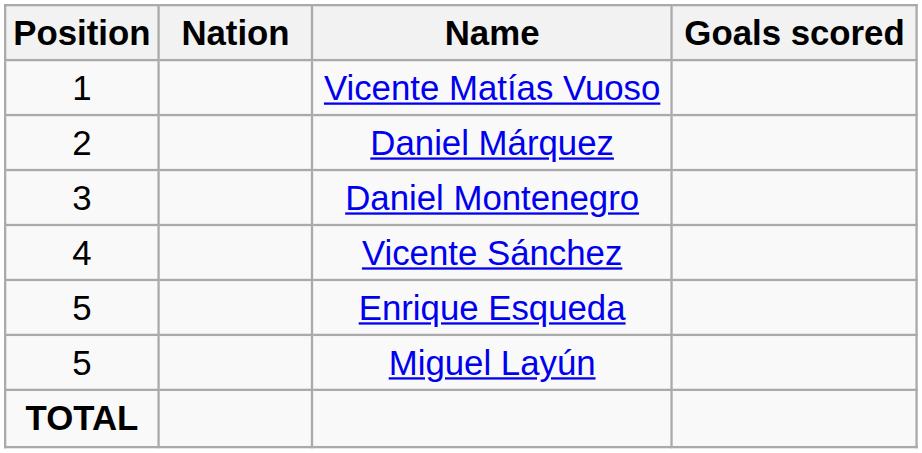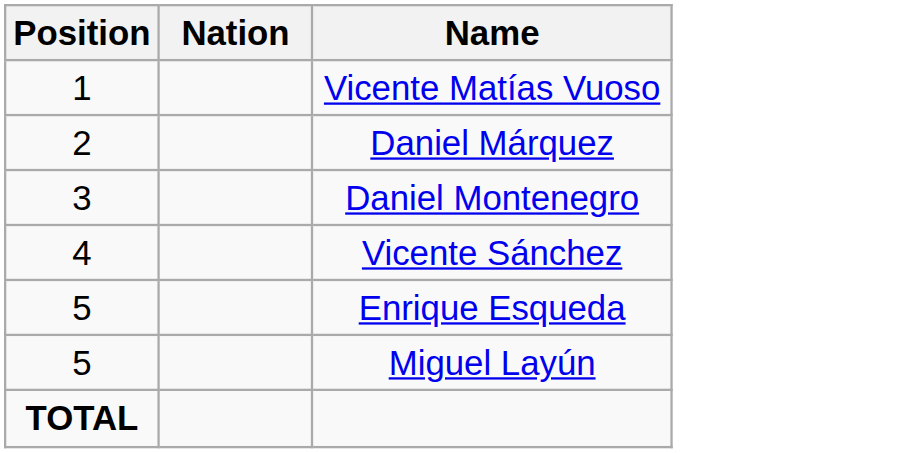- column: (795, 33)
